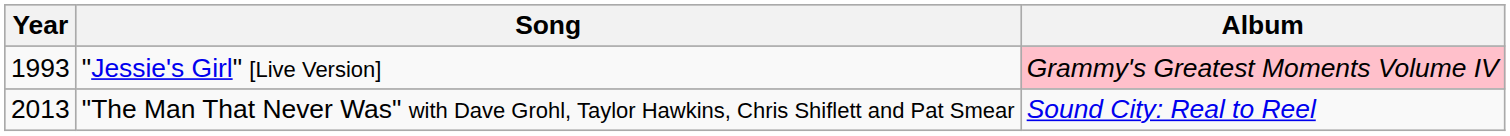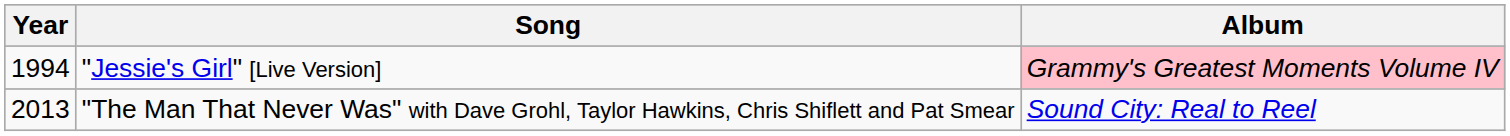(40, 67) 1993 -> (40, 67) 1994
